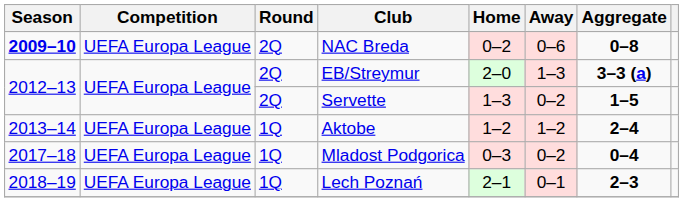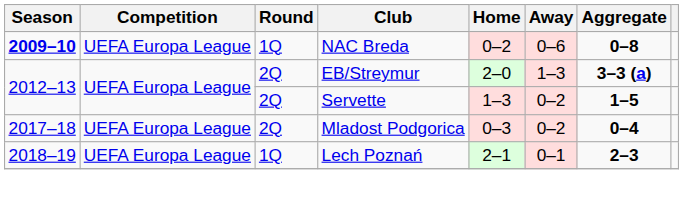(270, 45) 2Q -> (270, 45) 1Q
- row: (348, 127)
(270, 155) 1Q -> (270, 127) 2Q
